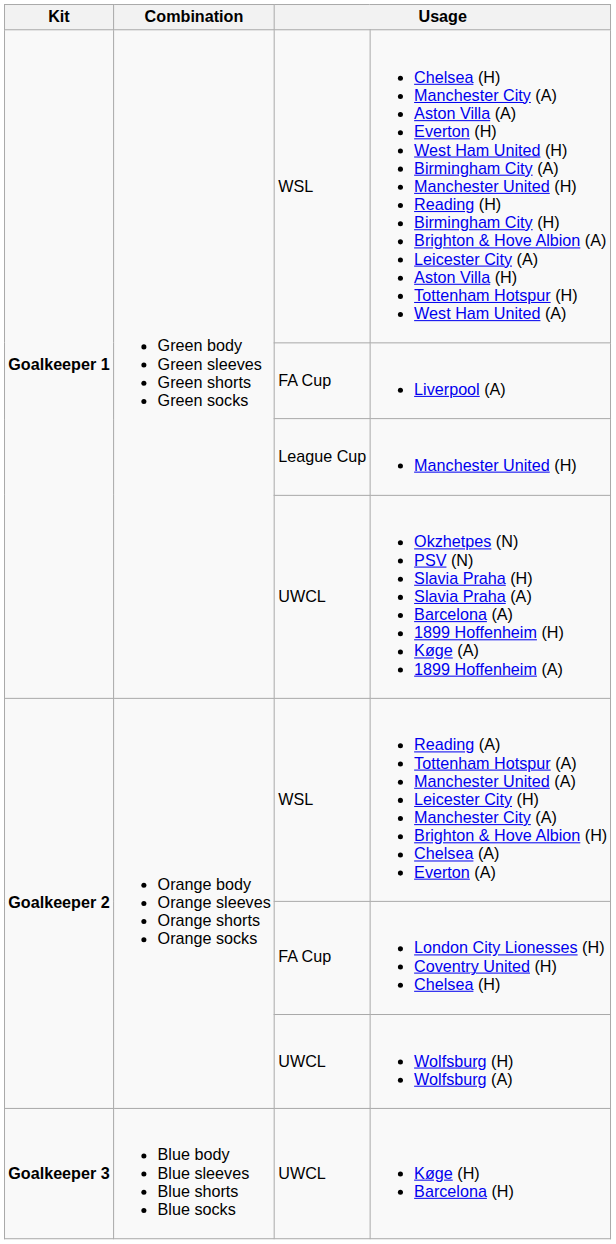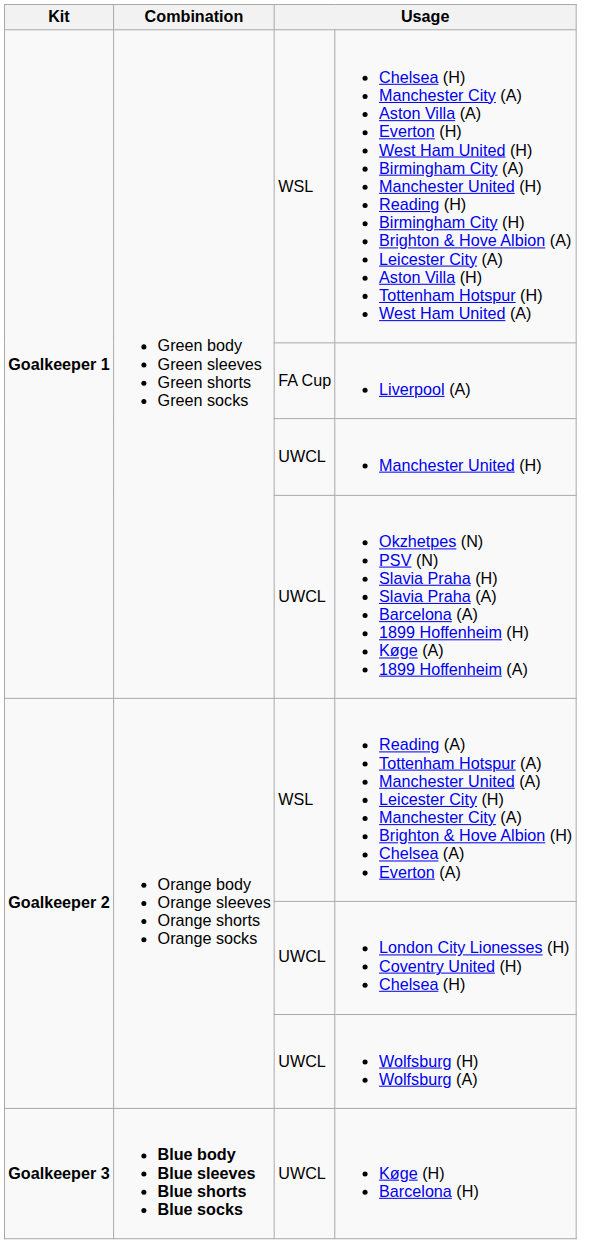(322, 456) League Cup -> (302, 456) UWCL
(305, 957) FA Cup -> (302, 957) UWCL
(194, 1183) normal -> (194, 1183) bold
